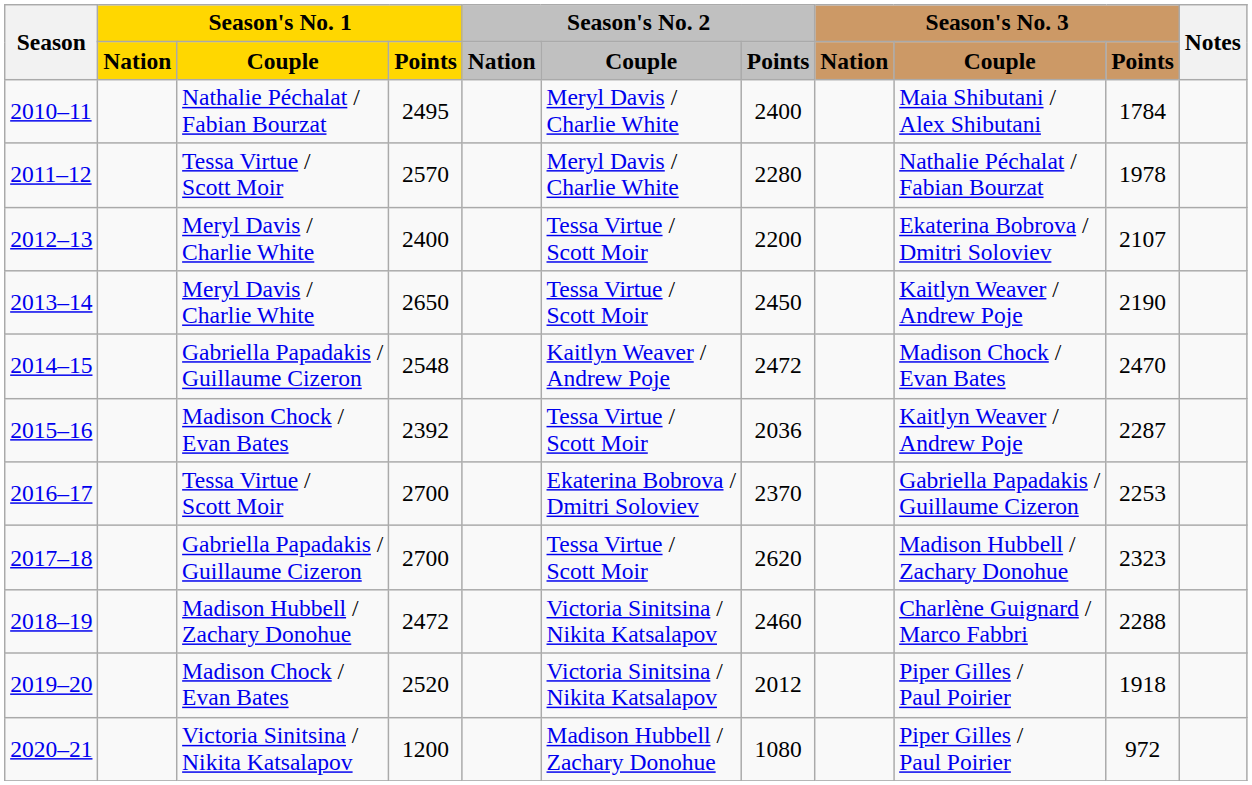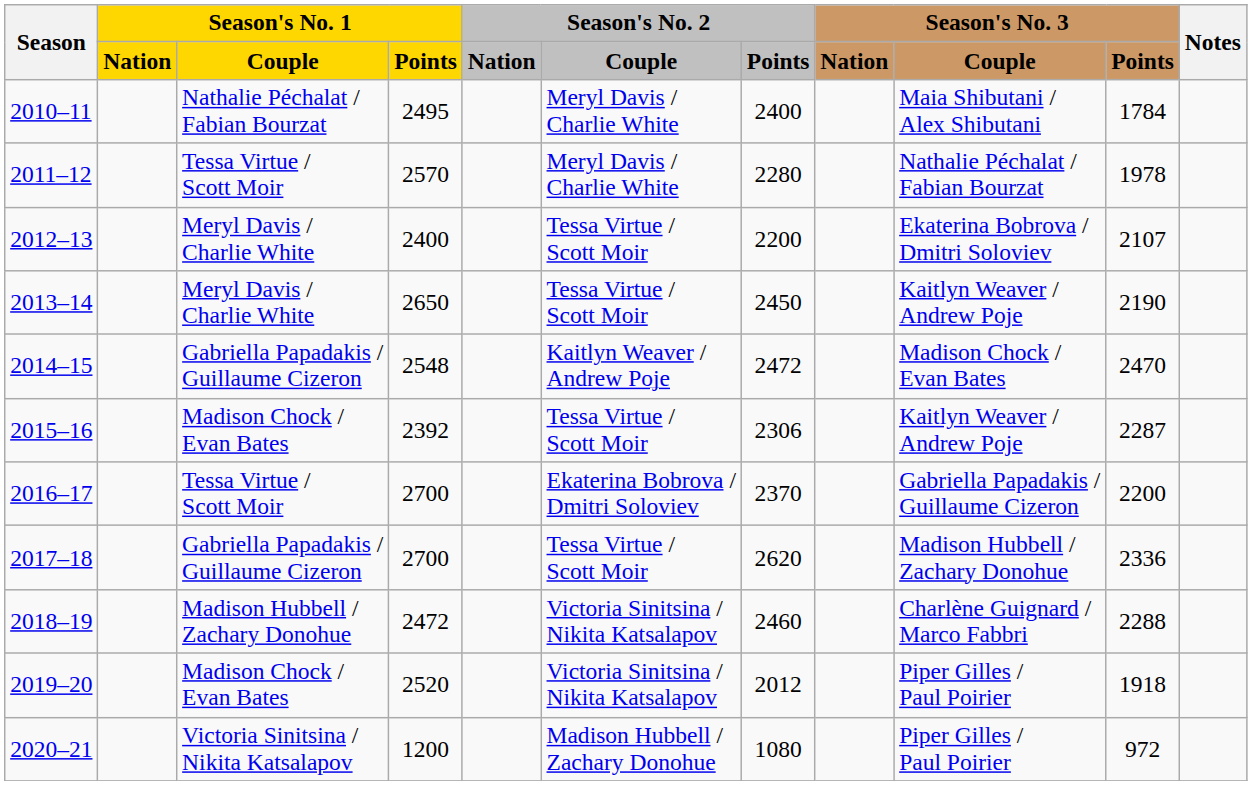(778, 429) 2036 -> (778, 429) 2306
(1143, 493) 2253 -> (1143, 493) 2200
(1143, 557) 2323 -> (1143, 557) 2336
